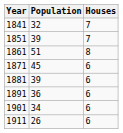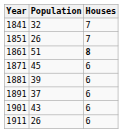(36, 39) 39 -> (36, 39) 26
(88, 53) normal -> (88, 53) bold
(36, 94) 36 -> (36, 94) 37
(36, 108) 34 -> (36, 108) 43
